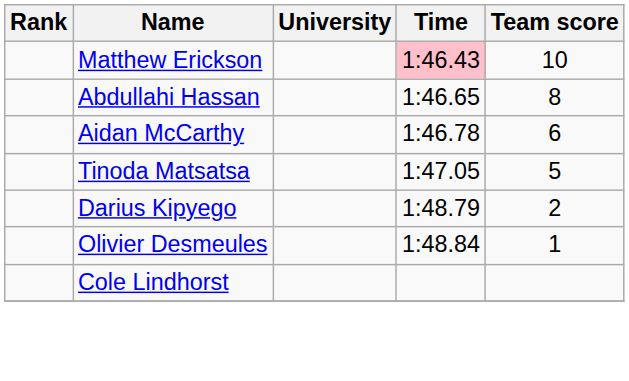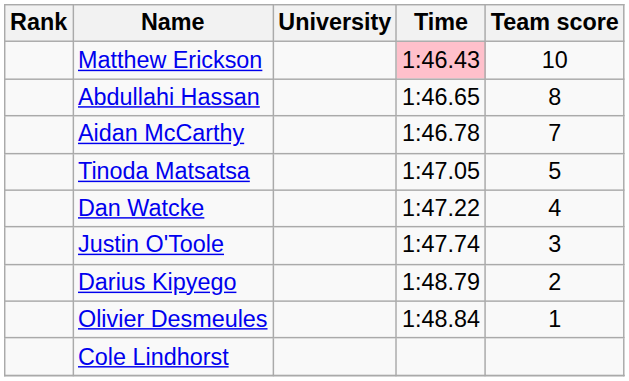(555, 134) 6 -> (555, 134) 7
+ row: (141, 208)
+ row: (151, 245)
